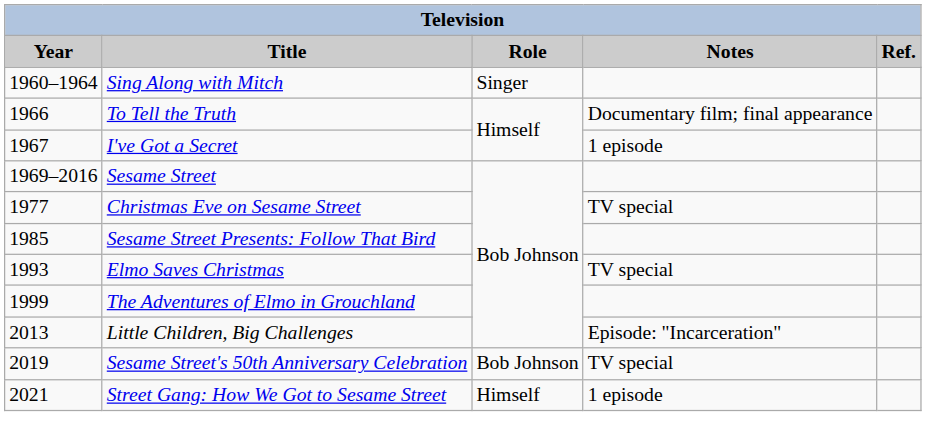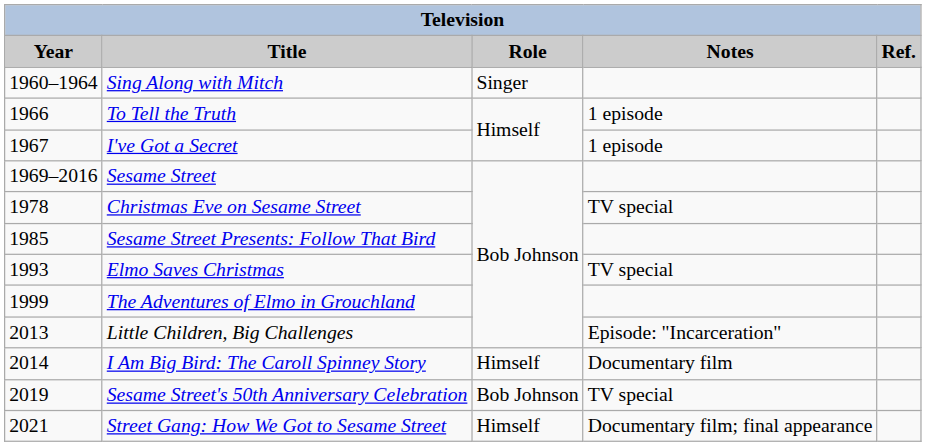(730, 113) Documentary film; final appearance -> (625, 113) 1 episode
(29, 207) 1977 -> (29, 207) 1978
+ row: (266, 363)
(625, 394) 1 episode -> (730, 425) Documentary film; final appearance
